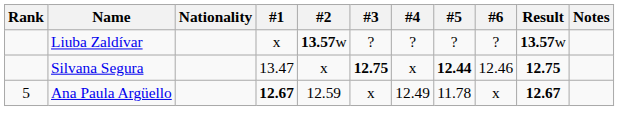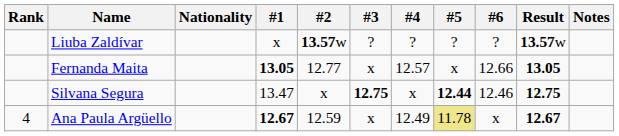+ row: (99, 67)
(26, 93) 5 -> (26, 118) 4
(454, 93) no background -> (454, 118) khaki background
